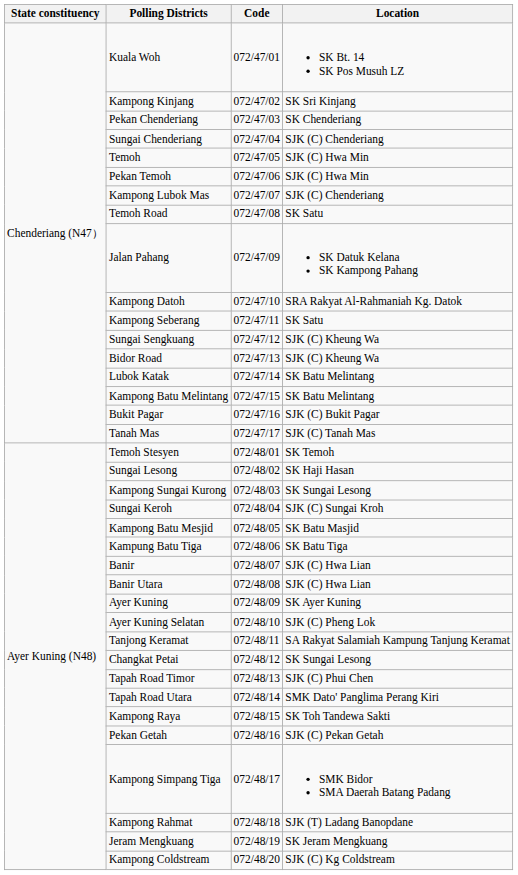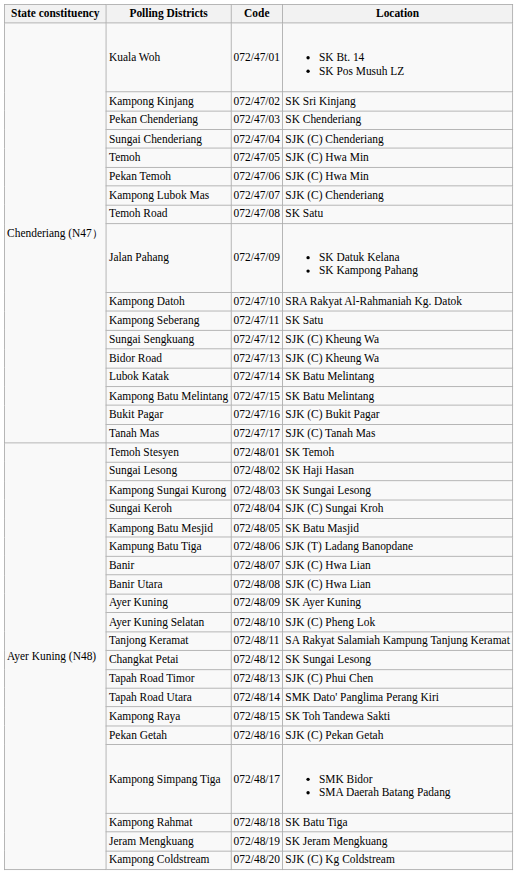(316, 546) SK Batu Tiga -> (349, 546) SJK (T) Ladang Banopdane
(349, 822) SJK (T) Ladang Banopdane -> (316, 822) SK Batu Tiga
